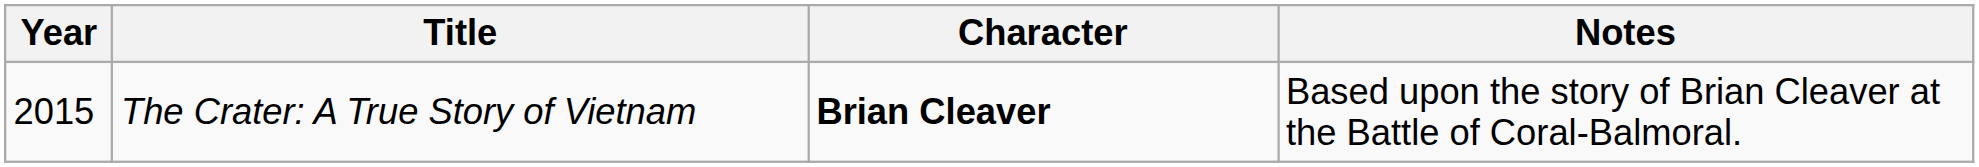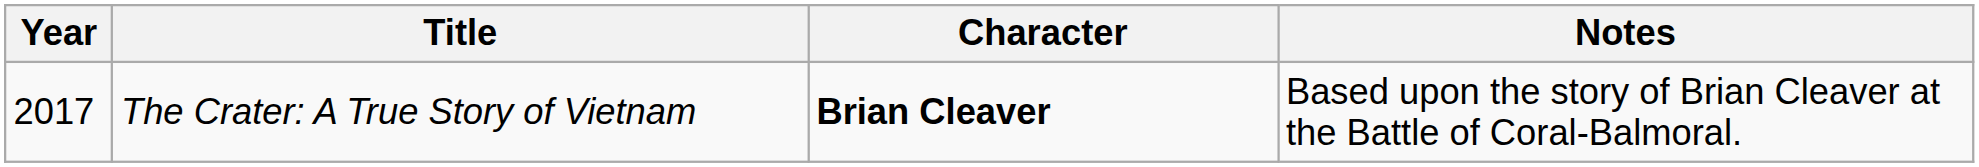(54, 111) 2015 -> (54, 111) 2017
